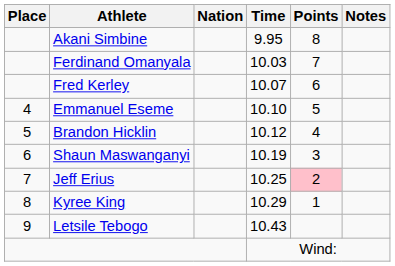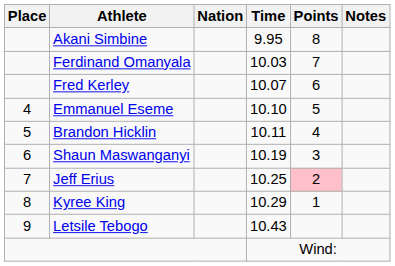(268, 132) 10.12 -> (268, 132) 10.11
